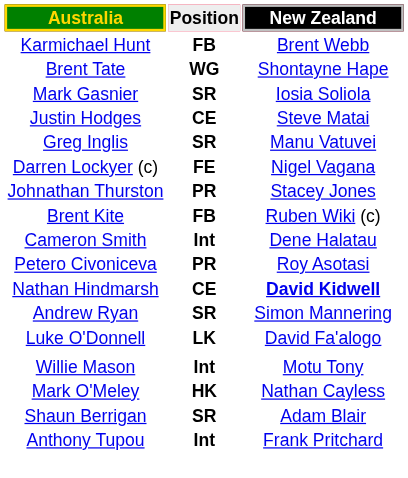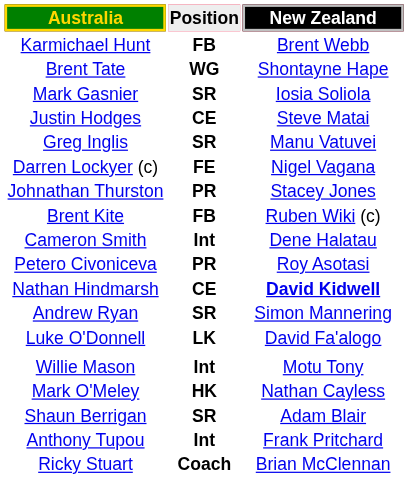+ row: (85, 464)
